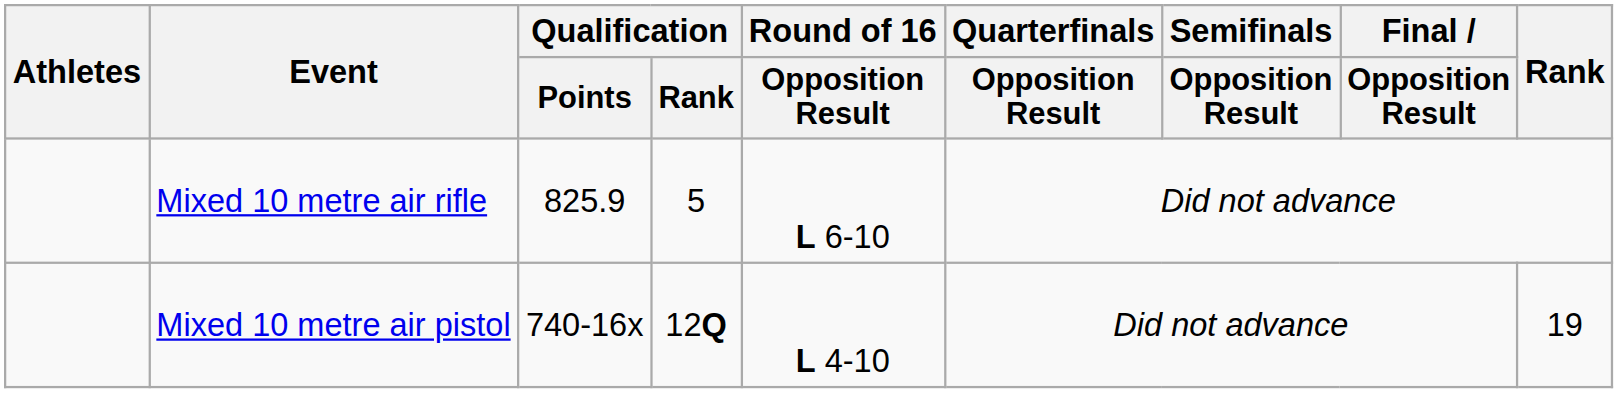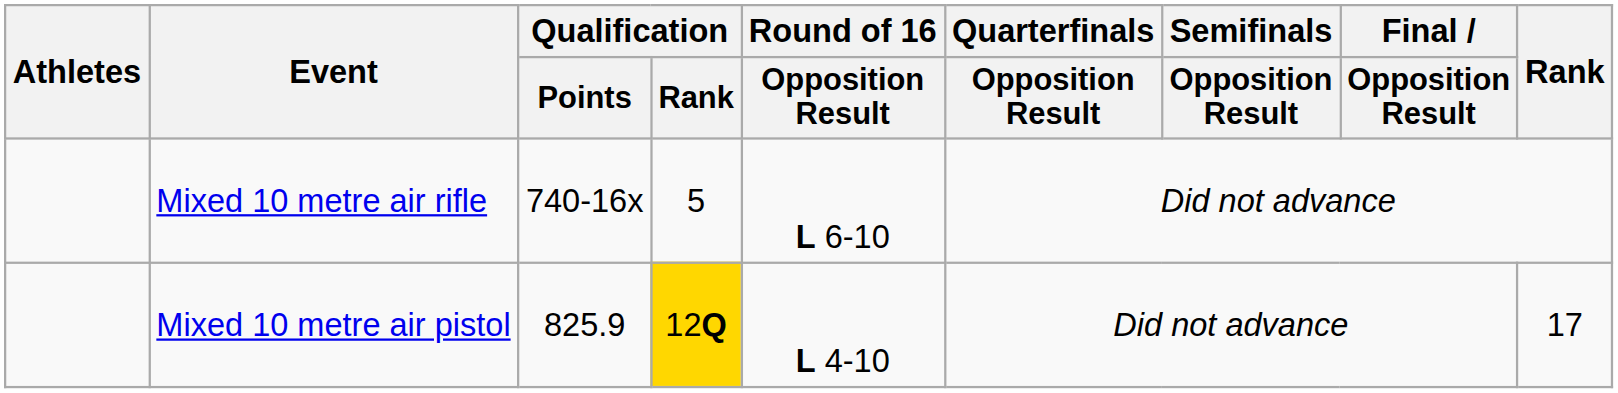(585, 201) 825.9 -> (585, 201) 740-16x
(585, 325) 740-16x -> (585, 325) 825.9
(696, 325) no background -> (696, 325) gold background
(1565, 325) 19 -> (1565, 325) 17
